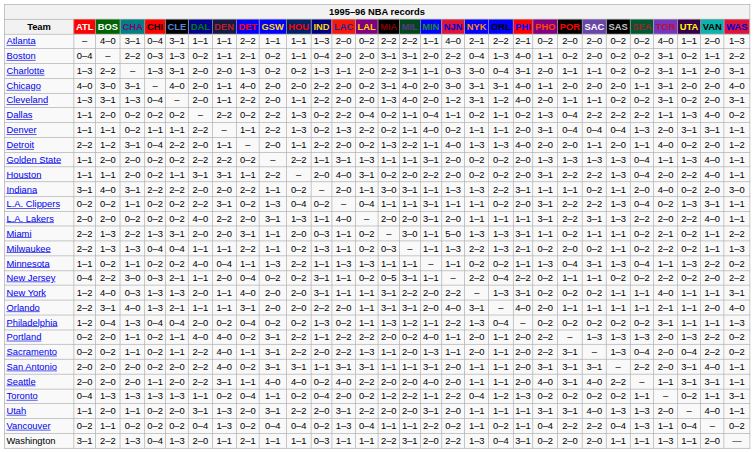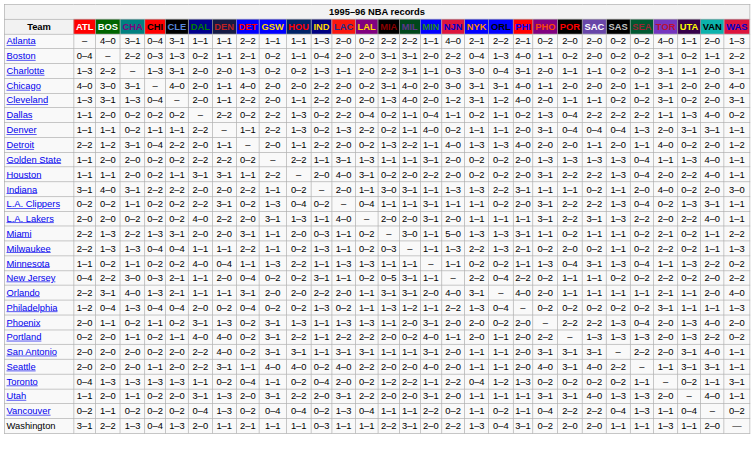- row: (26, 293)
+ row: (23, 323)
- row: (32, 352)
